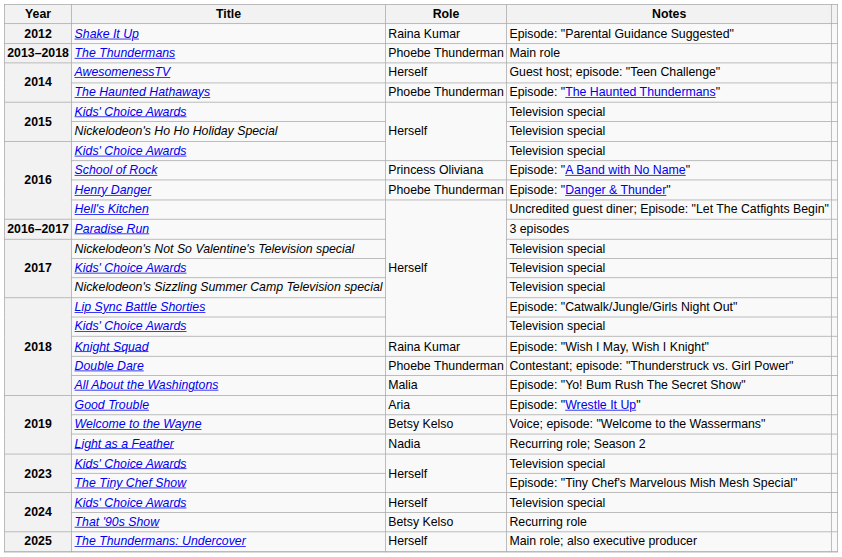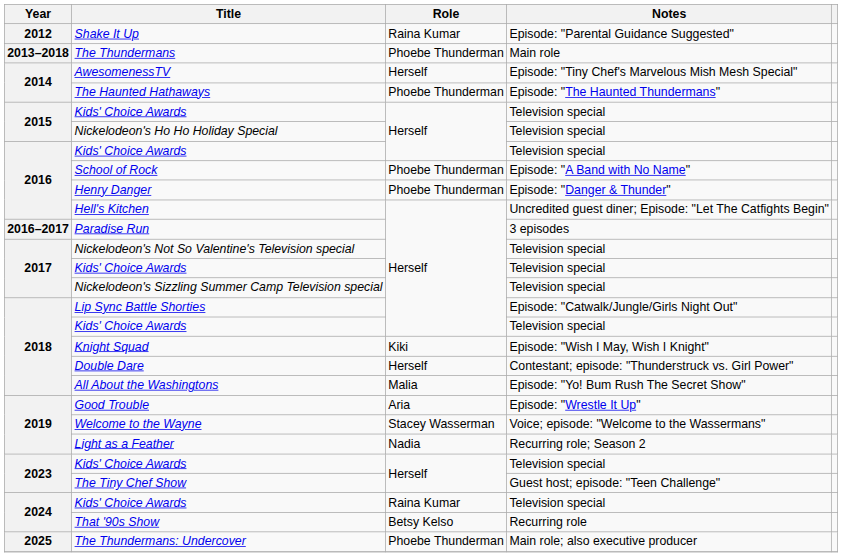(615, 72) Guest host; episode: "Teen Challenge" -> (653, 72) Episode: "Tiny Chef's Marvelous Mish Mesh Special"
(436, 170) Princess Oliviana -> (446, 170) Phoebe Thunderman
(424, 346) Raina Kumar -> (398, 346) Kiki
(446, 365) Phoebe Thunderman -> (408, 365) Herself
(421, 424) Betsy Kelso -> (441, 424) Stacey Wasserman
(653, 483) Episode: "Tiny Chef's Marvelous Mish Mesh Special" -> (615, 483) Guest host; episode: "Teen Challenge"
(408, 502) Herself -> (424, 502) Raina Kumar
(408, 541) Herself -> (446, 541) Phoebe Thunderman
